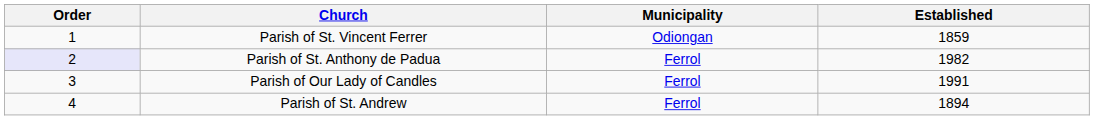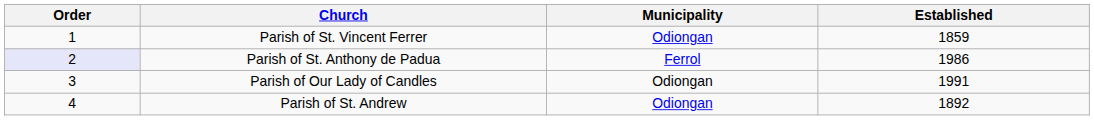(954, 59) 1982 -> (954, 59) 1986
(682, 81) Ferrol -> (682, 81) Odiongan
(682, 103) Ferrol -> (682, 103) Odiongan
(954, 103) 1894 -> (954, 103) 1892
